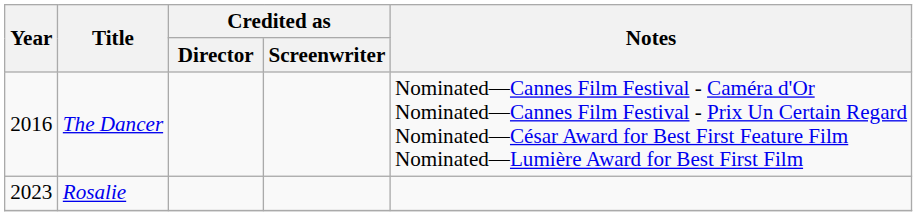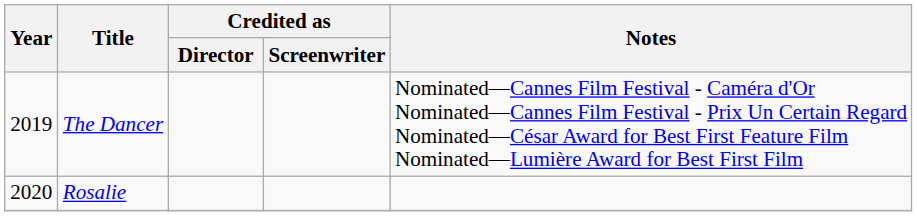(31, 123) 2016 -> (31, 123) 2019
(31, 193) 2023 -> (31, 193) 2020
